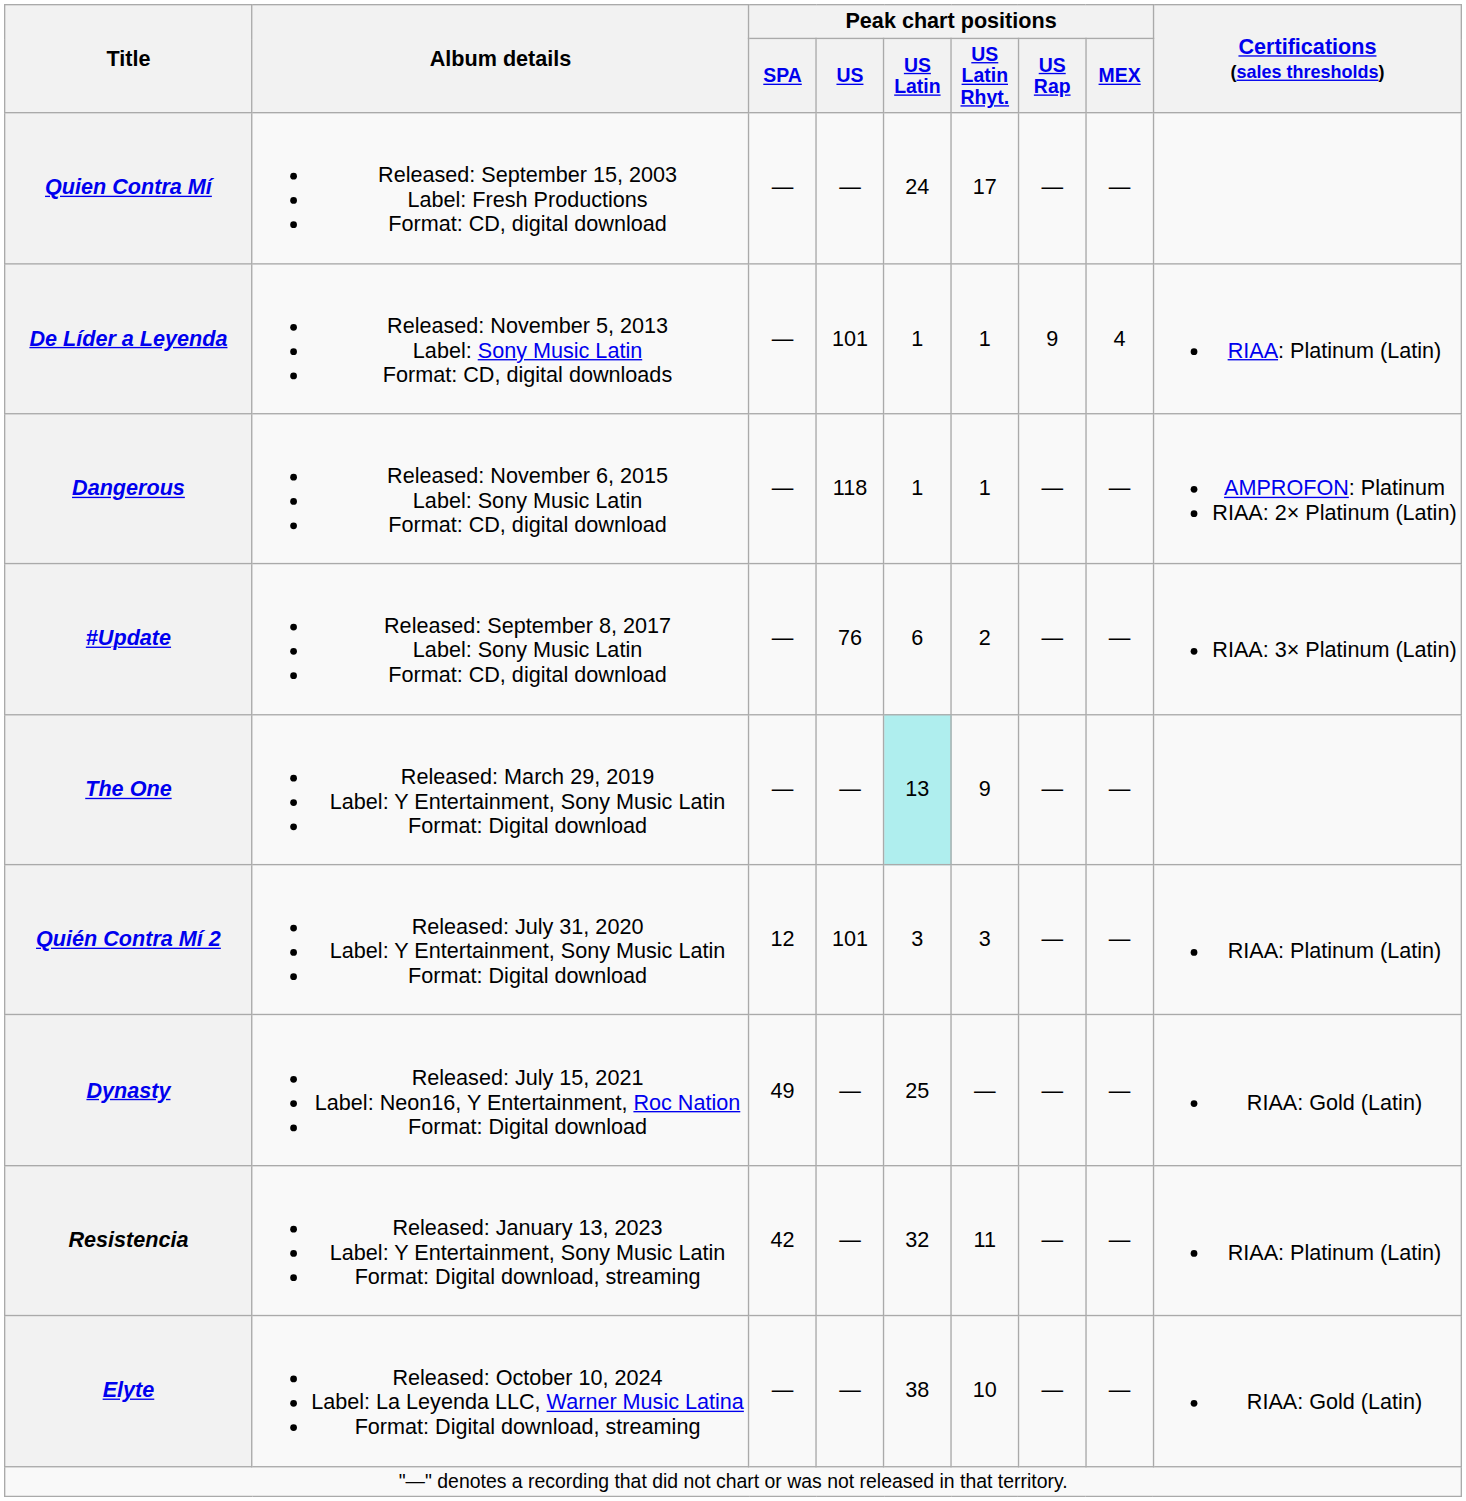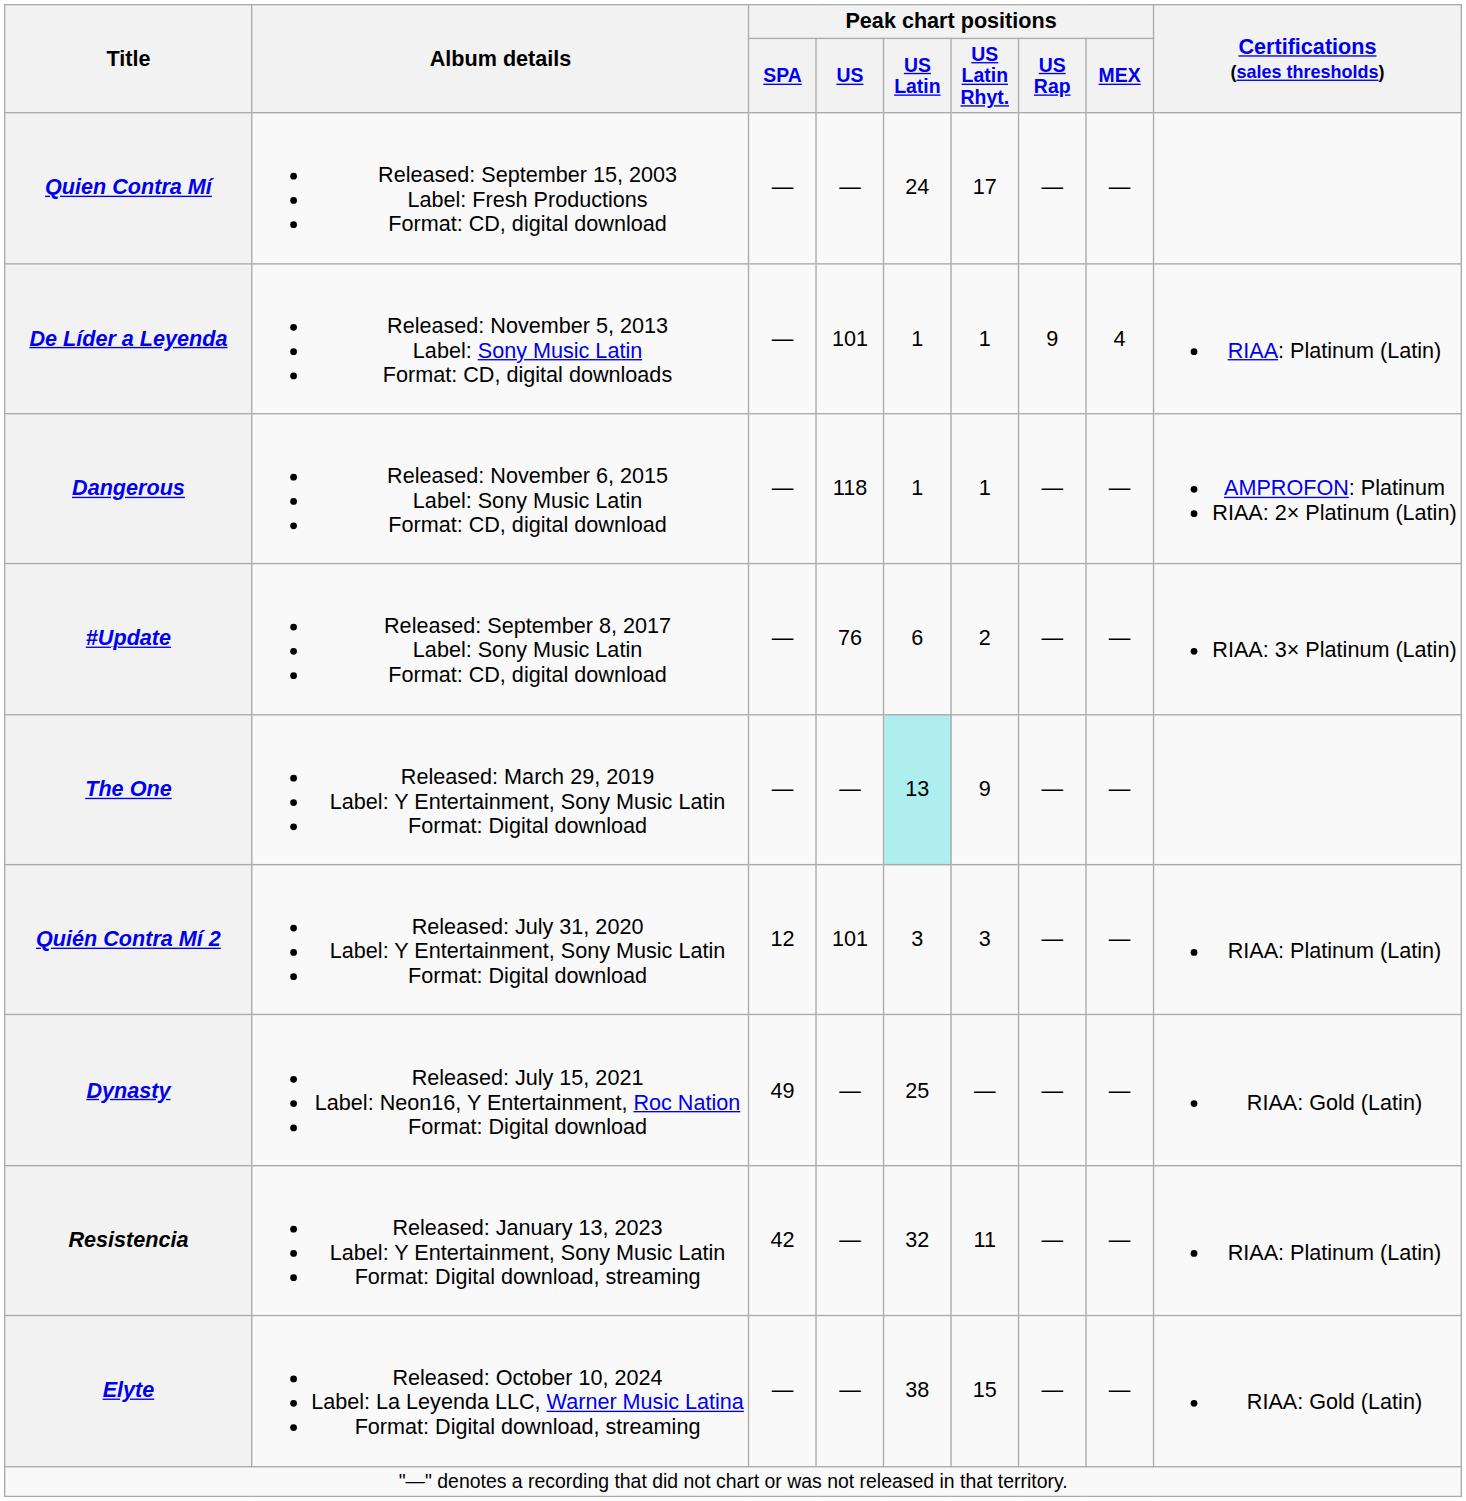(985, 1390) 10 -> (985, 1390) 15
